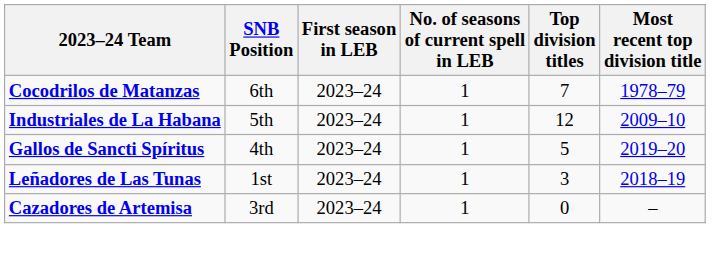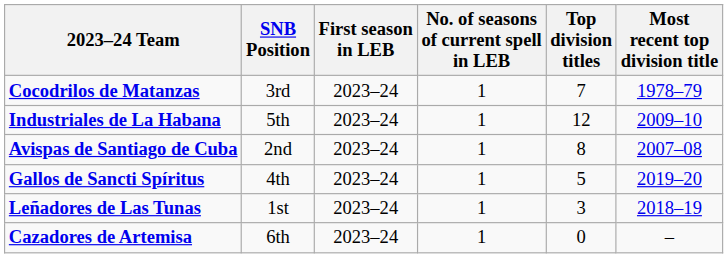(261, 90) 6th -> (278, 90) 3rd
+ row: (123, 149)
(261, 208) 3rd -> (278, 237) 6th
